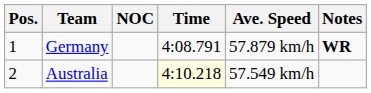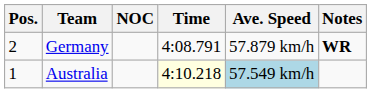(13, 46) 1 -> (13, 46) 2
(13, 74) 2 -> (13, 74) 1
(272, 74) no background -> (272, 74) lightblue background
